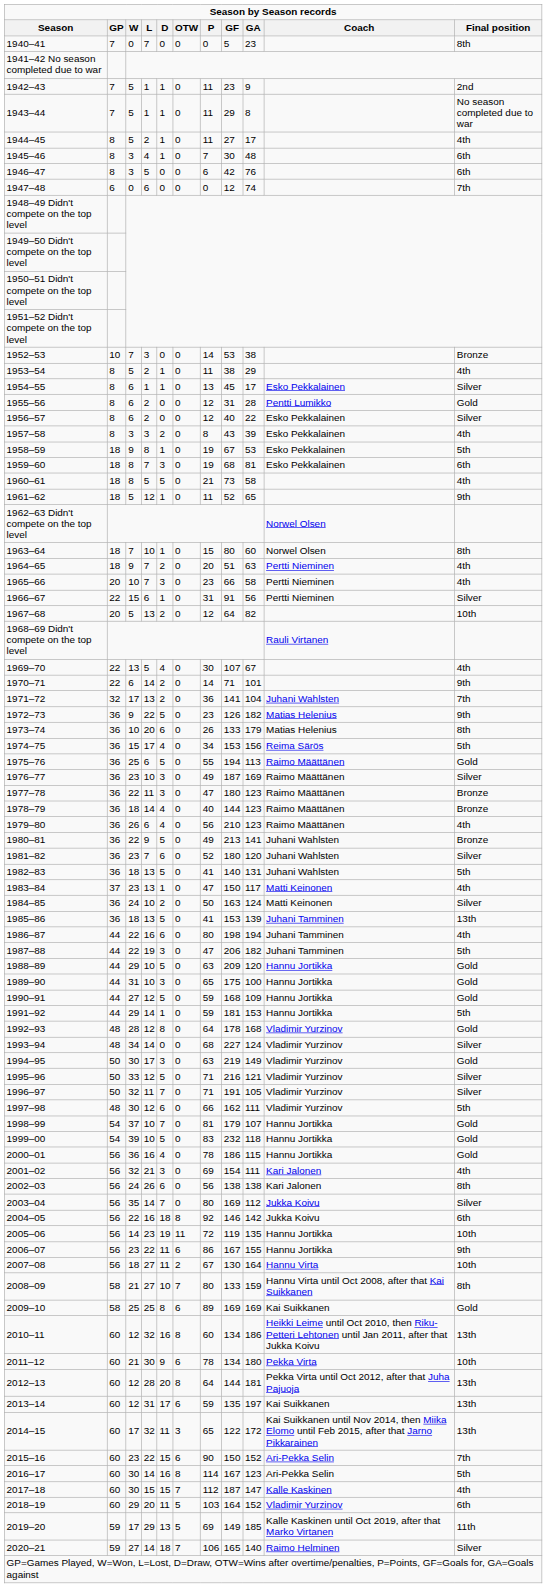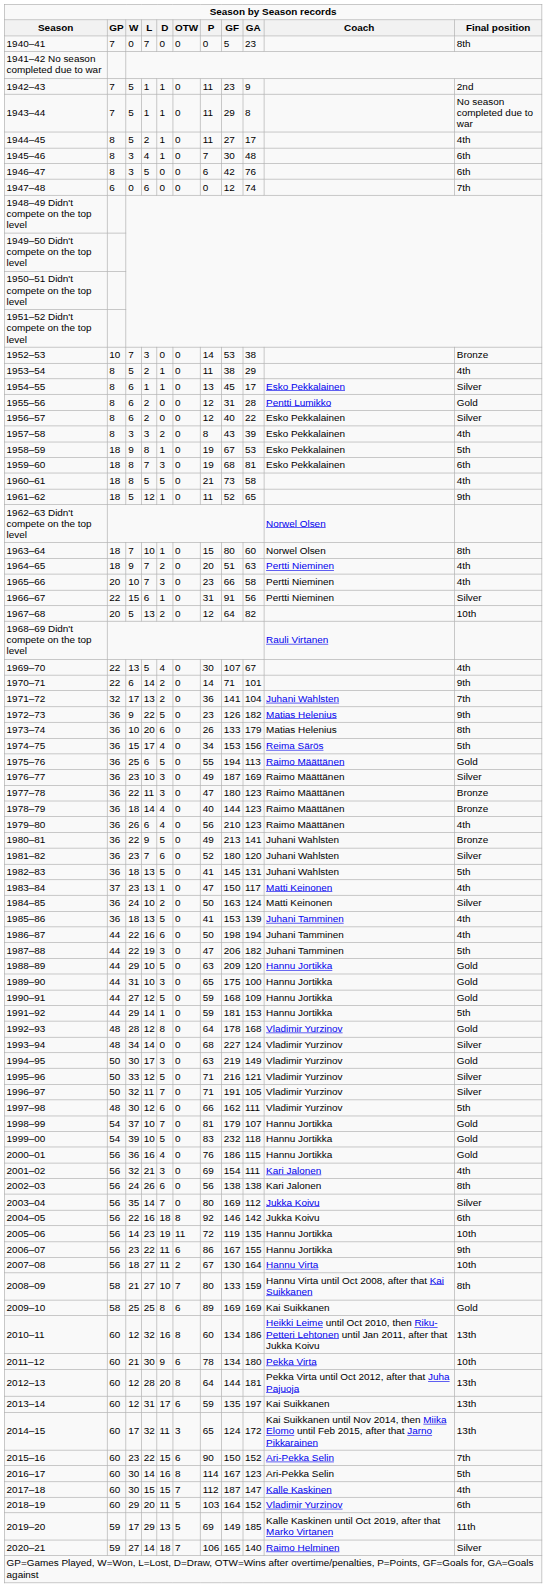(232, 871) 140 -> (232, 871) 145
(466, 919) 13th -> (464, 919) 4th
(208, 934) 80 -> (208, 934) 50
(208, 1155) 78 -> (208, 1155) 76
(232, 1431) 122 -> (232, 1431) 124
